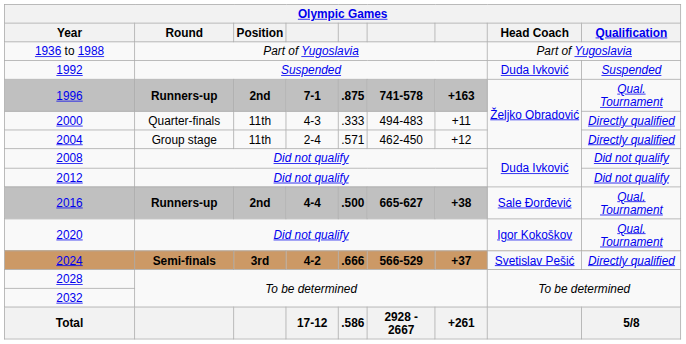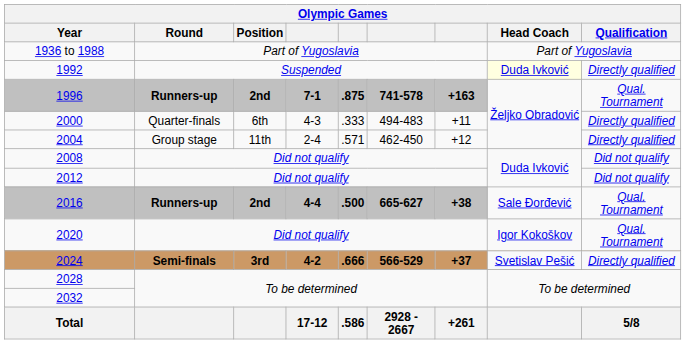(535, 70) no background -> (535, 70) lightyellow background
(631, 70) Suspended -> (631, 70) Directly qualified
(260, 121) 11th -> (260, 121) 6th
